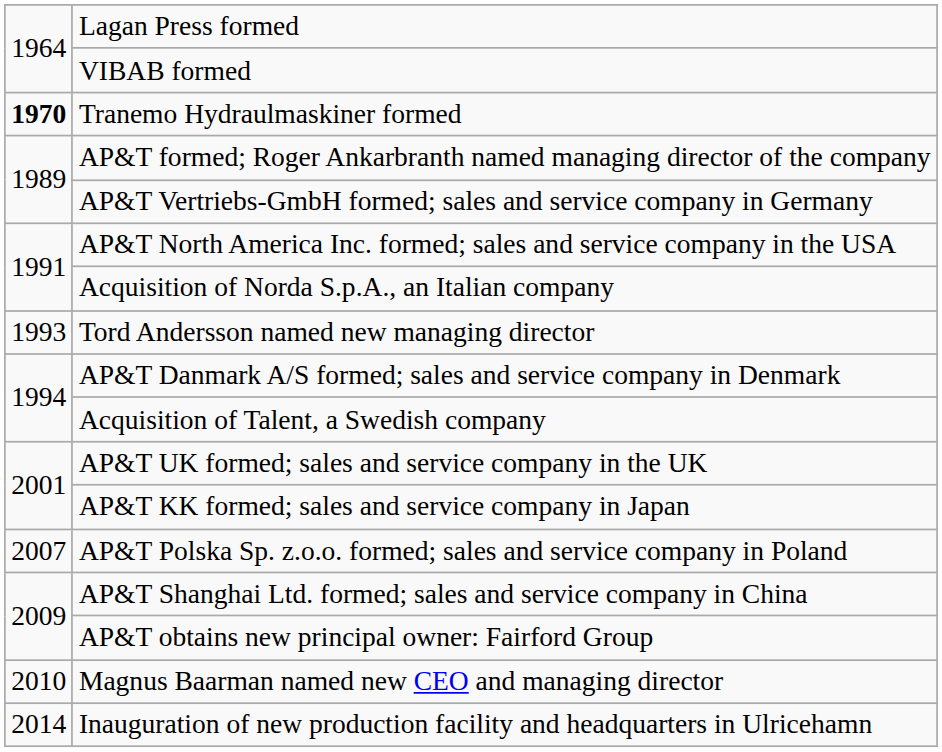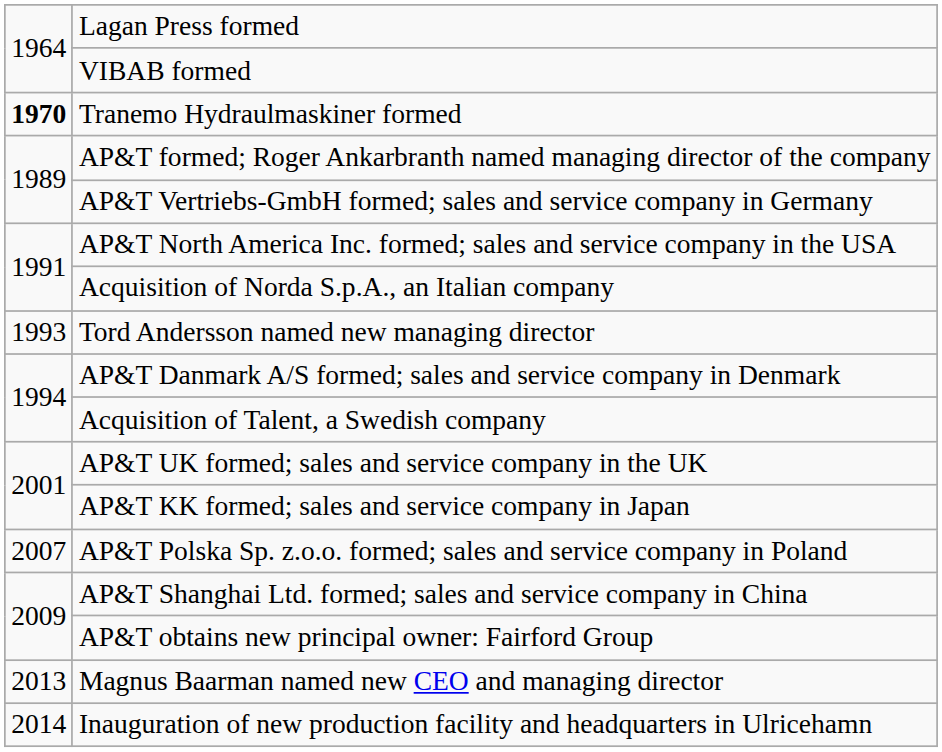(39, 680) 2010 -> (39, 680) 2013
